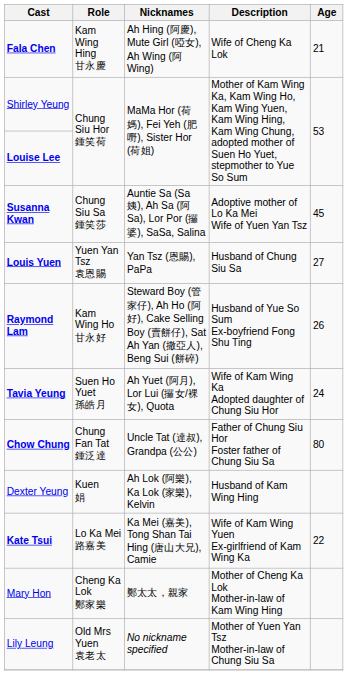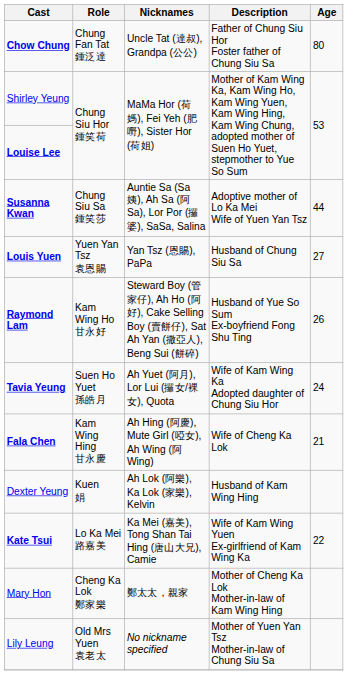rows swapped: (38, 445) <-> (31, 49)
(319, 213) 45 -> (319, 208) 44
